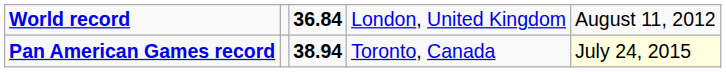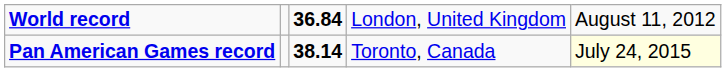(318, 50) 38.94 -> (318, 50) 38.14
